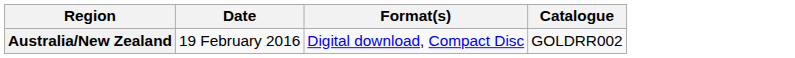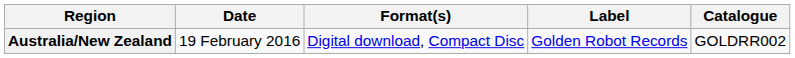+ column: (609, 16)
